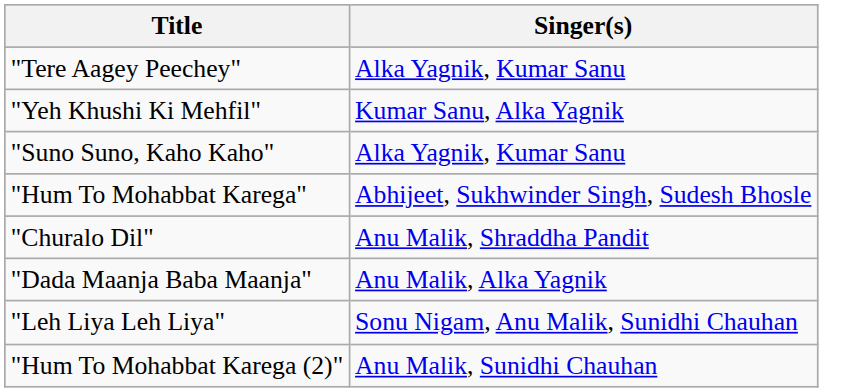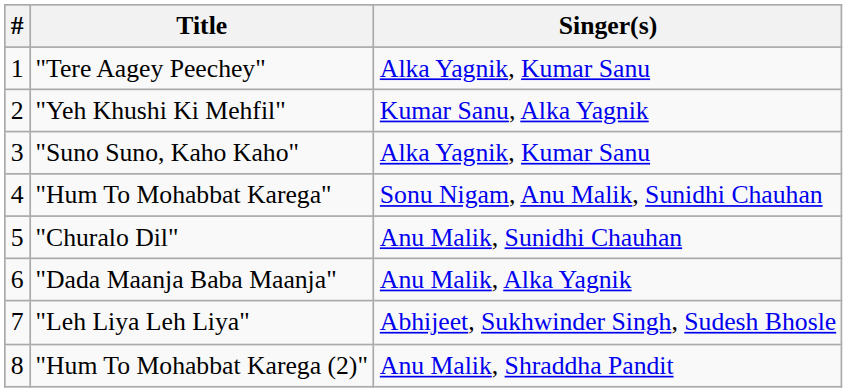+ column: (17, 25)
(583, 195) Abhijeet, Sukhwinder Singh, Sudesh Bhosle -> (601, 195) Sonu Nigam, Anu Malik, Sunidhi Chauhan
(502, 237) Anu Malik, Shraddha Pandit -> (531, 237) Anu Malik, Sunidhi Chauhan
(576, 322) Sonu Nigam, Anu Malik, Sunidhi Chauhan -> (608, 322) Abhijeet, Sukhwinder Singh, Sudesh Bhosle
(506, 364) Anu Malik, Sunidhi Chauhan -> (527, 364) Anu Malik, Shraddha Pandit
